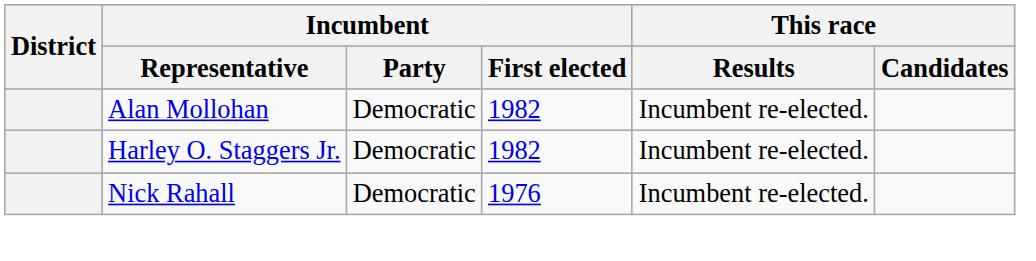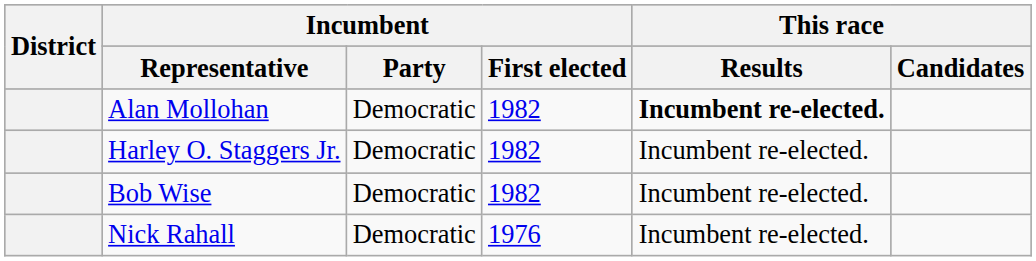(754, 109) normal -> (762, 109) bold
+ row: (160, 192)
